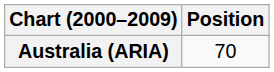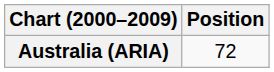(226, 51) 70 -> (226, 51) 72
